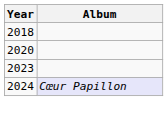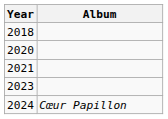+ row: (21, 68)
(83, 86) lavender background -> (83, 105) no background
